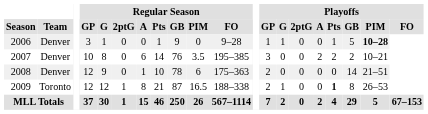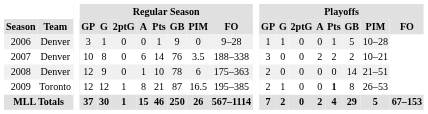(375, 41) bold -> (375, 41) normal
(231, 57) 195–385 -> (231, 57) 188–338
(231, 87) 188–338 -> (231, 87) 195–385
